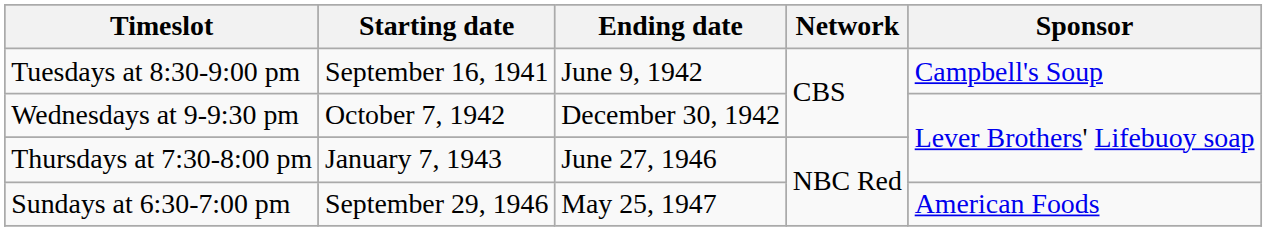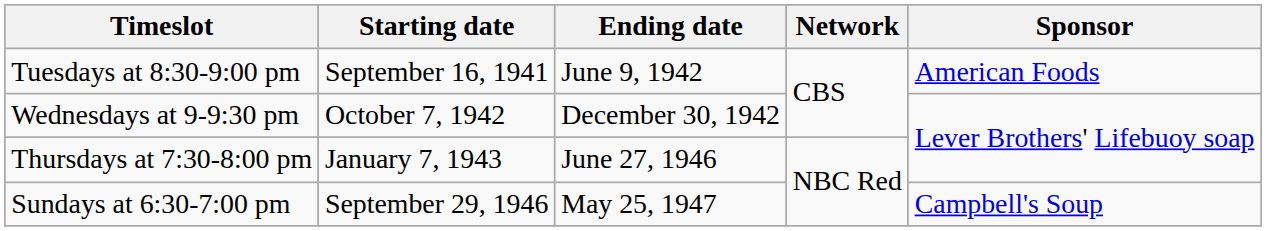(1009, 70) Campbell's Soup -> (1007, 70) American Foods
(1007, 203) American Foods -> (1009, 203) Campbell's Soup
